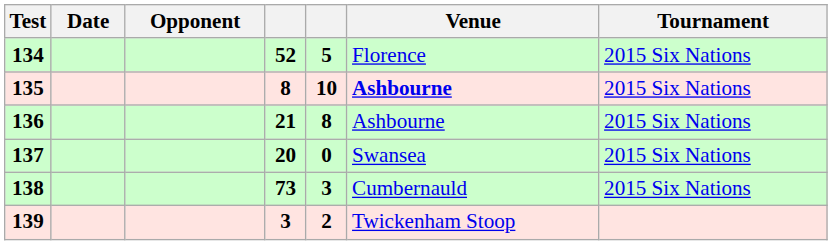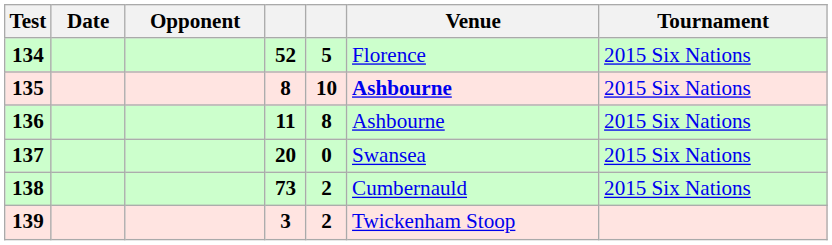(286, 121) 21 -> (286, 121) 11
(327, 188) 3 -> (327, 188) 2
